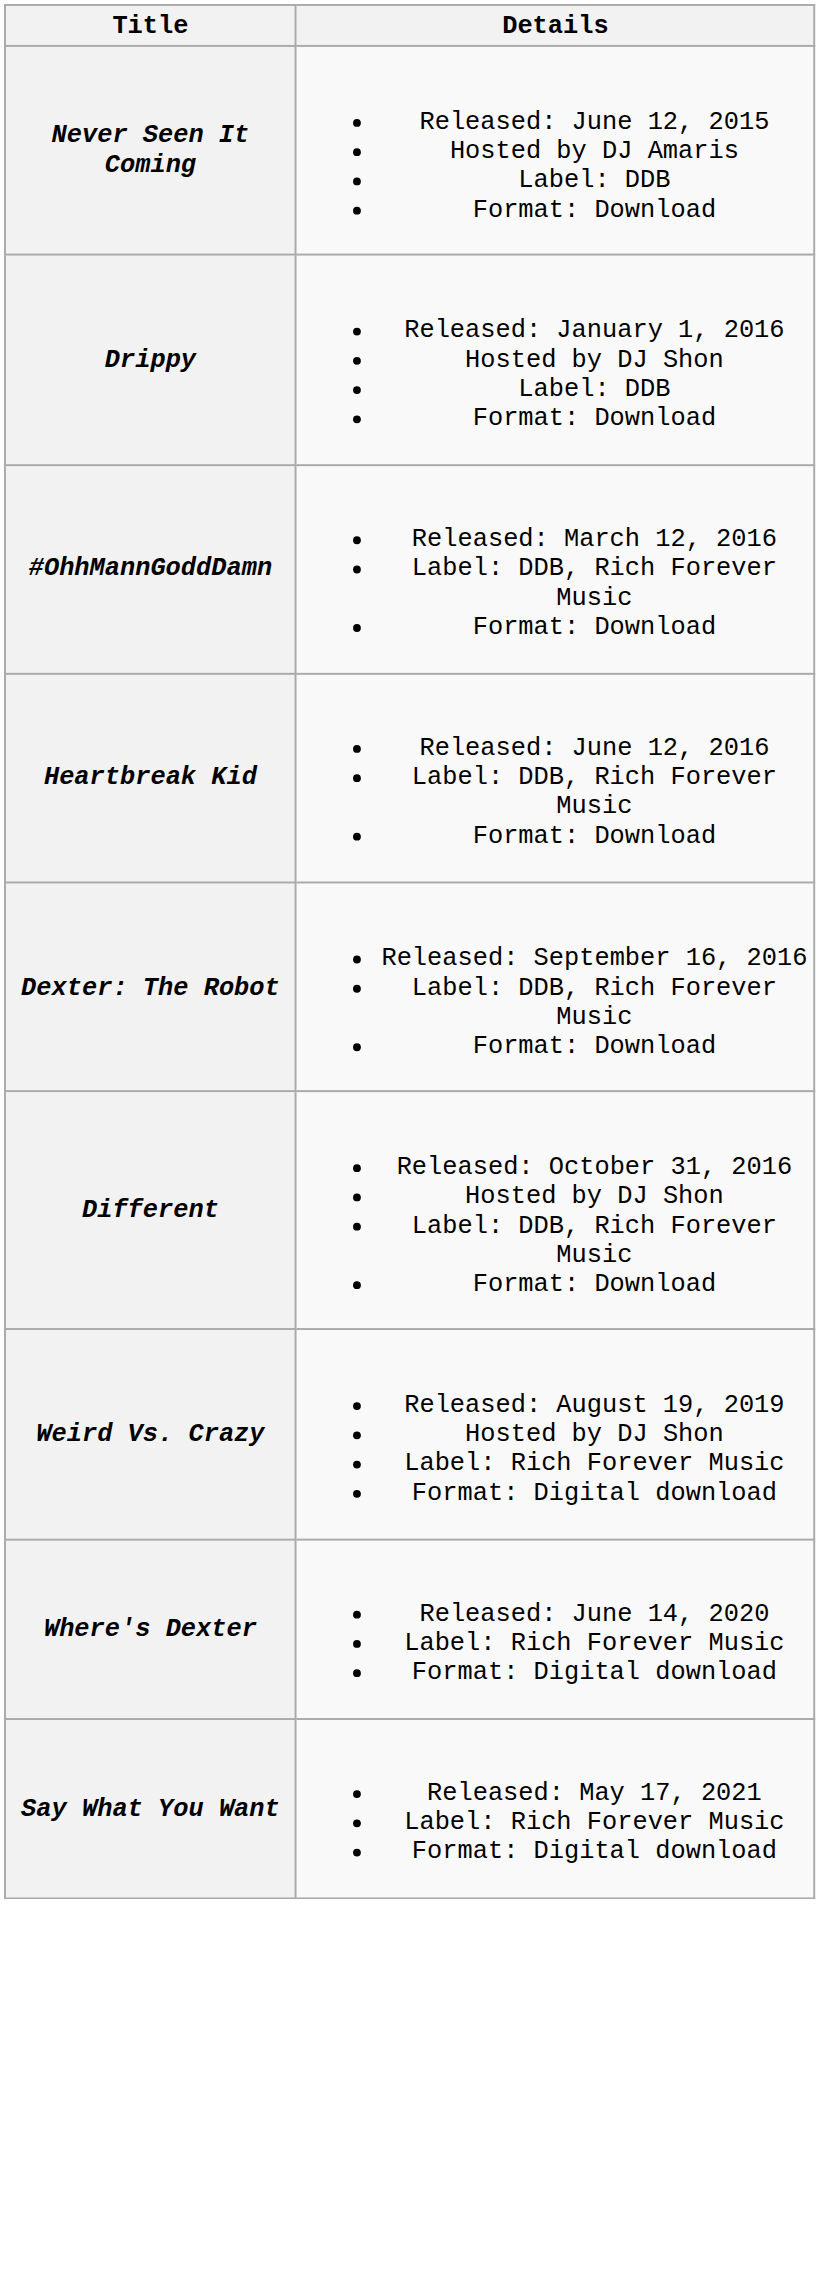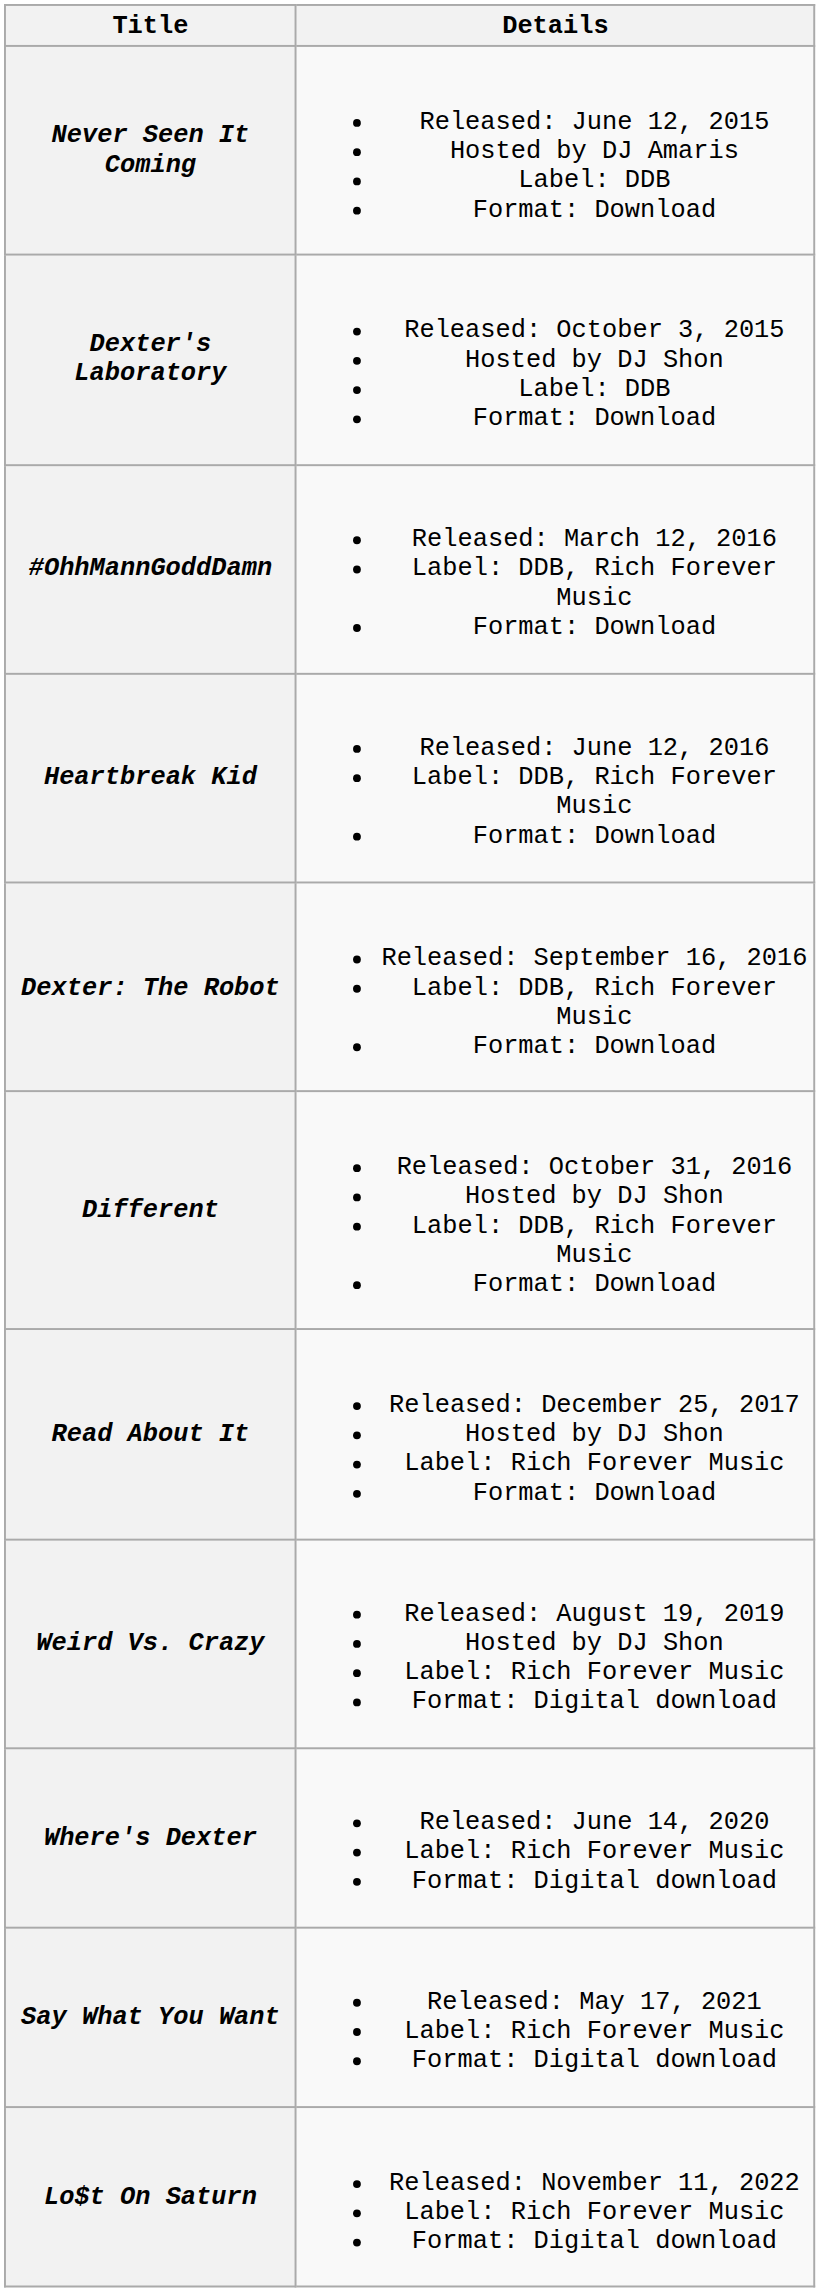+ row: (150, 360)
- row: (150, 360)
+ row: (150, 1434)
+ row: (150, 2197)
